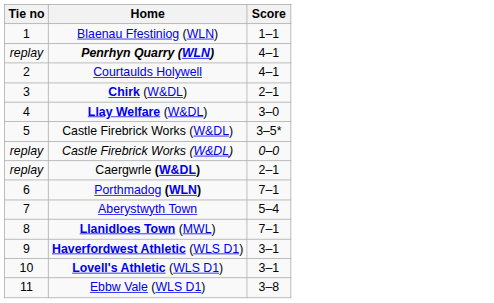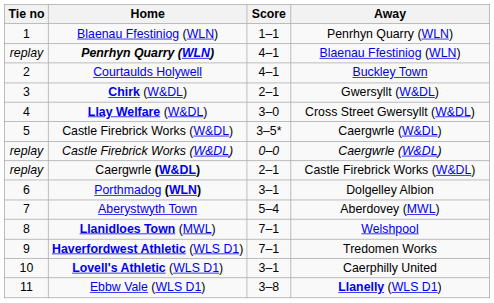+ column: (390, 14)
(269, 190) 7–1 -> (269, 190) 3–1
(269, 248) 3–1 -> (269, 248) 7–1
